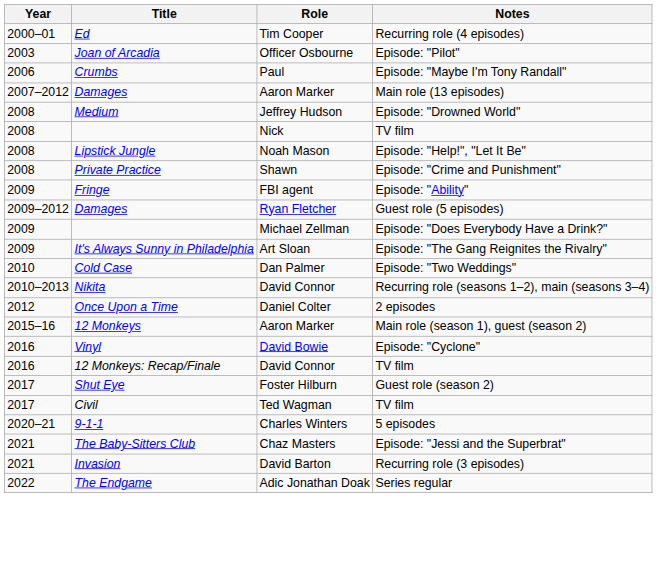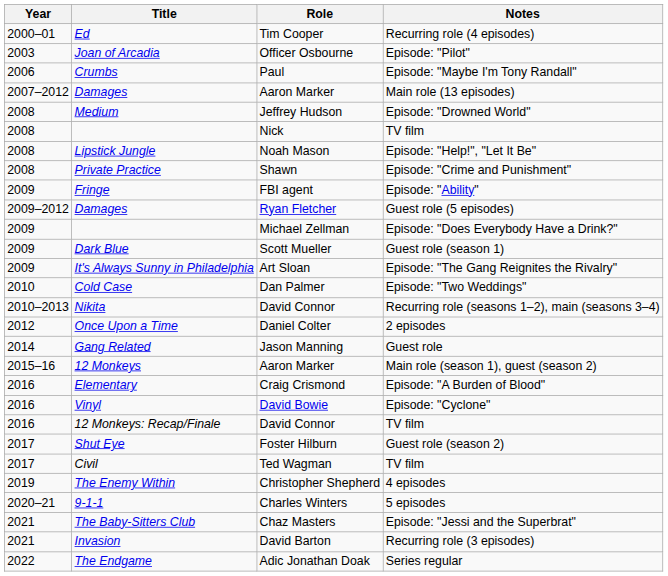+ row: (102, 248)
+ row: (113, 346)
+ row: (106, 385)
+ row: (125, 483)
